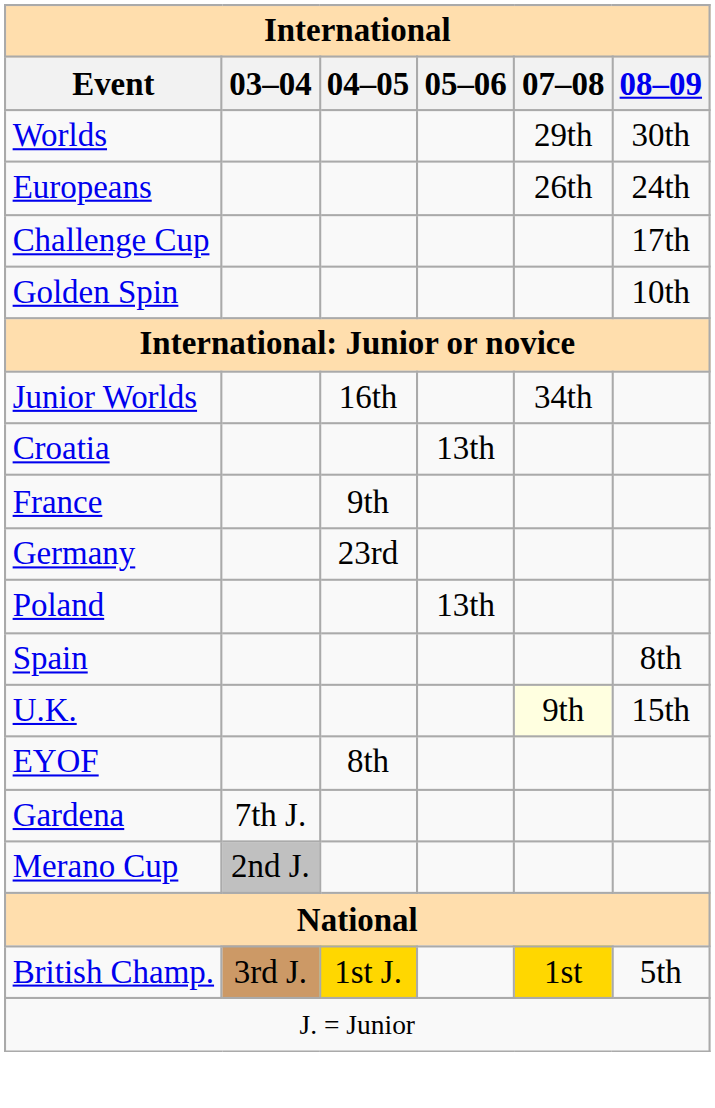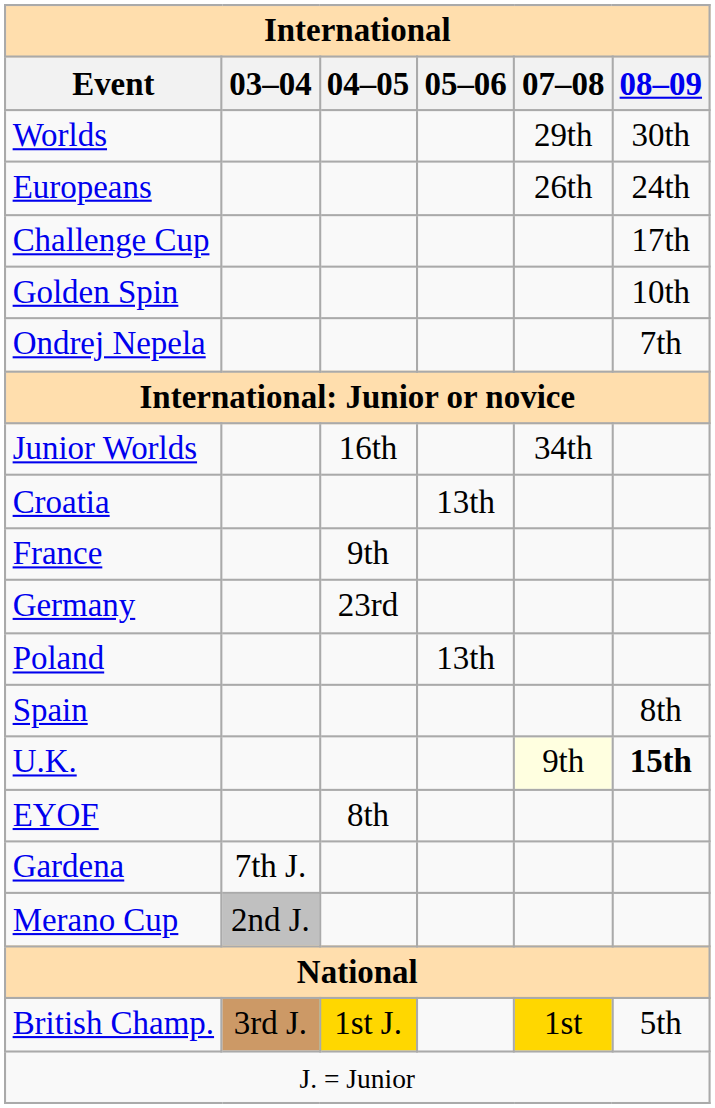+ row: (109, 344)
(661, 710) normal -> (661, 762) bold
